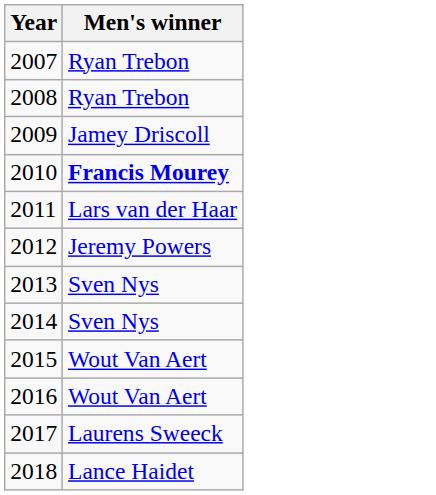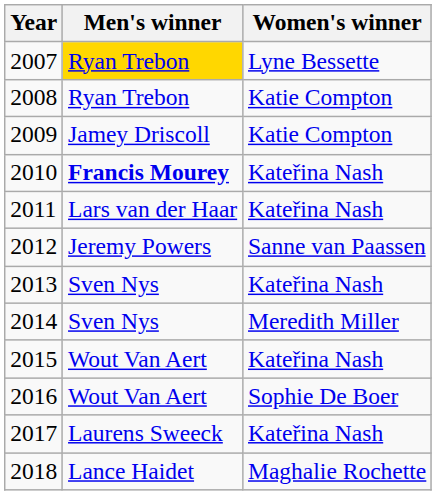+ column: (337, 23)
(129, 60) no background -> (129, 60) gold background
